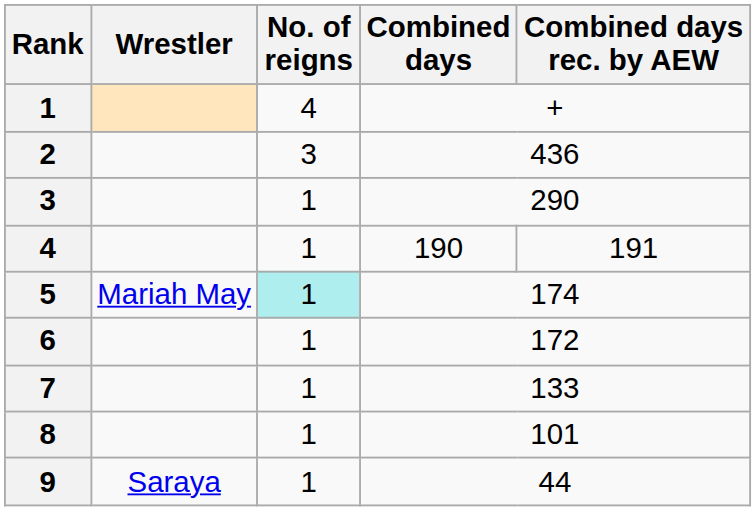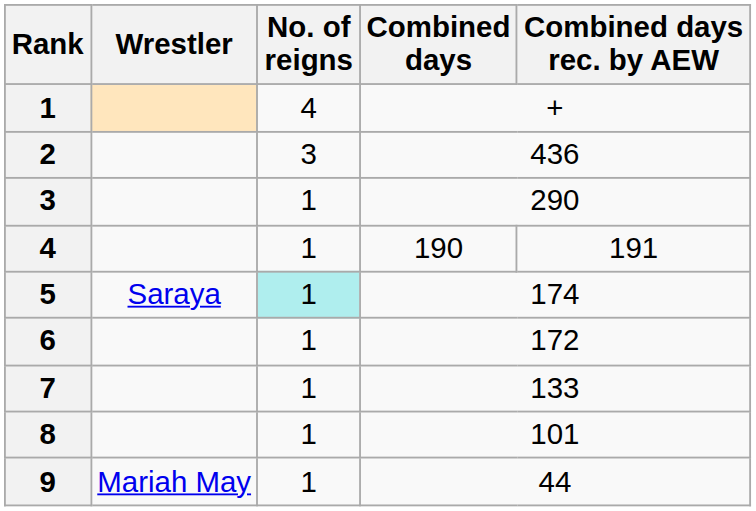(174, 294) Mariah May -> (174, 294) Saraya
(174, 481) Saraya -> (174, 481) Mariah May
